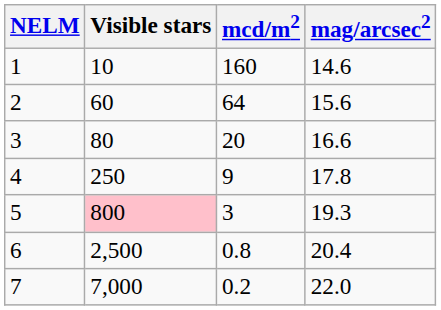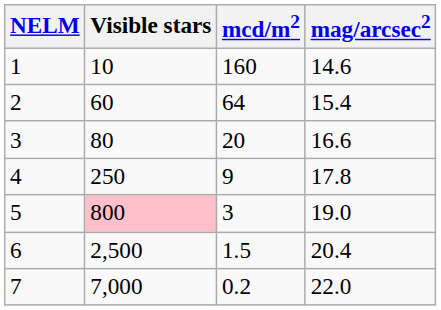(331, 102) 15.6 -> (331, 102) 15.4
(331, 213) 19.3 -> (331, 213) 19.0
(236, 249) 0.8 -> (236, 249) 1.5
